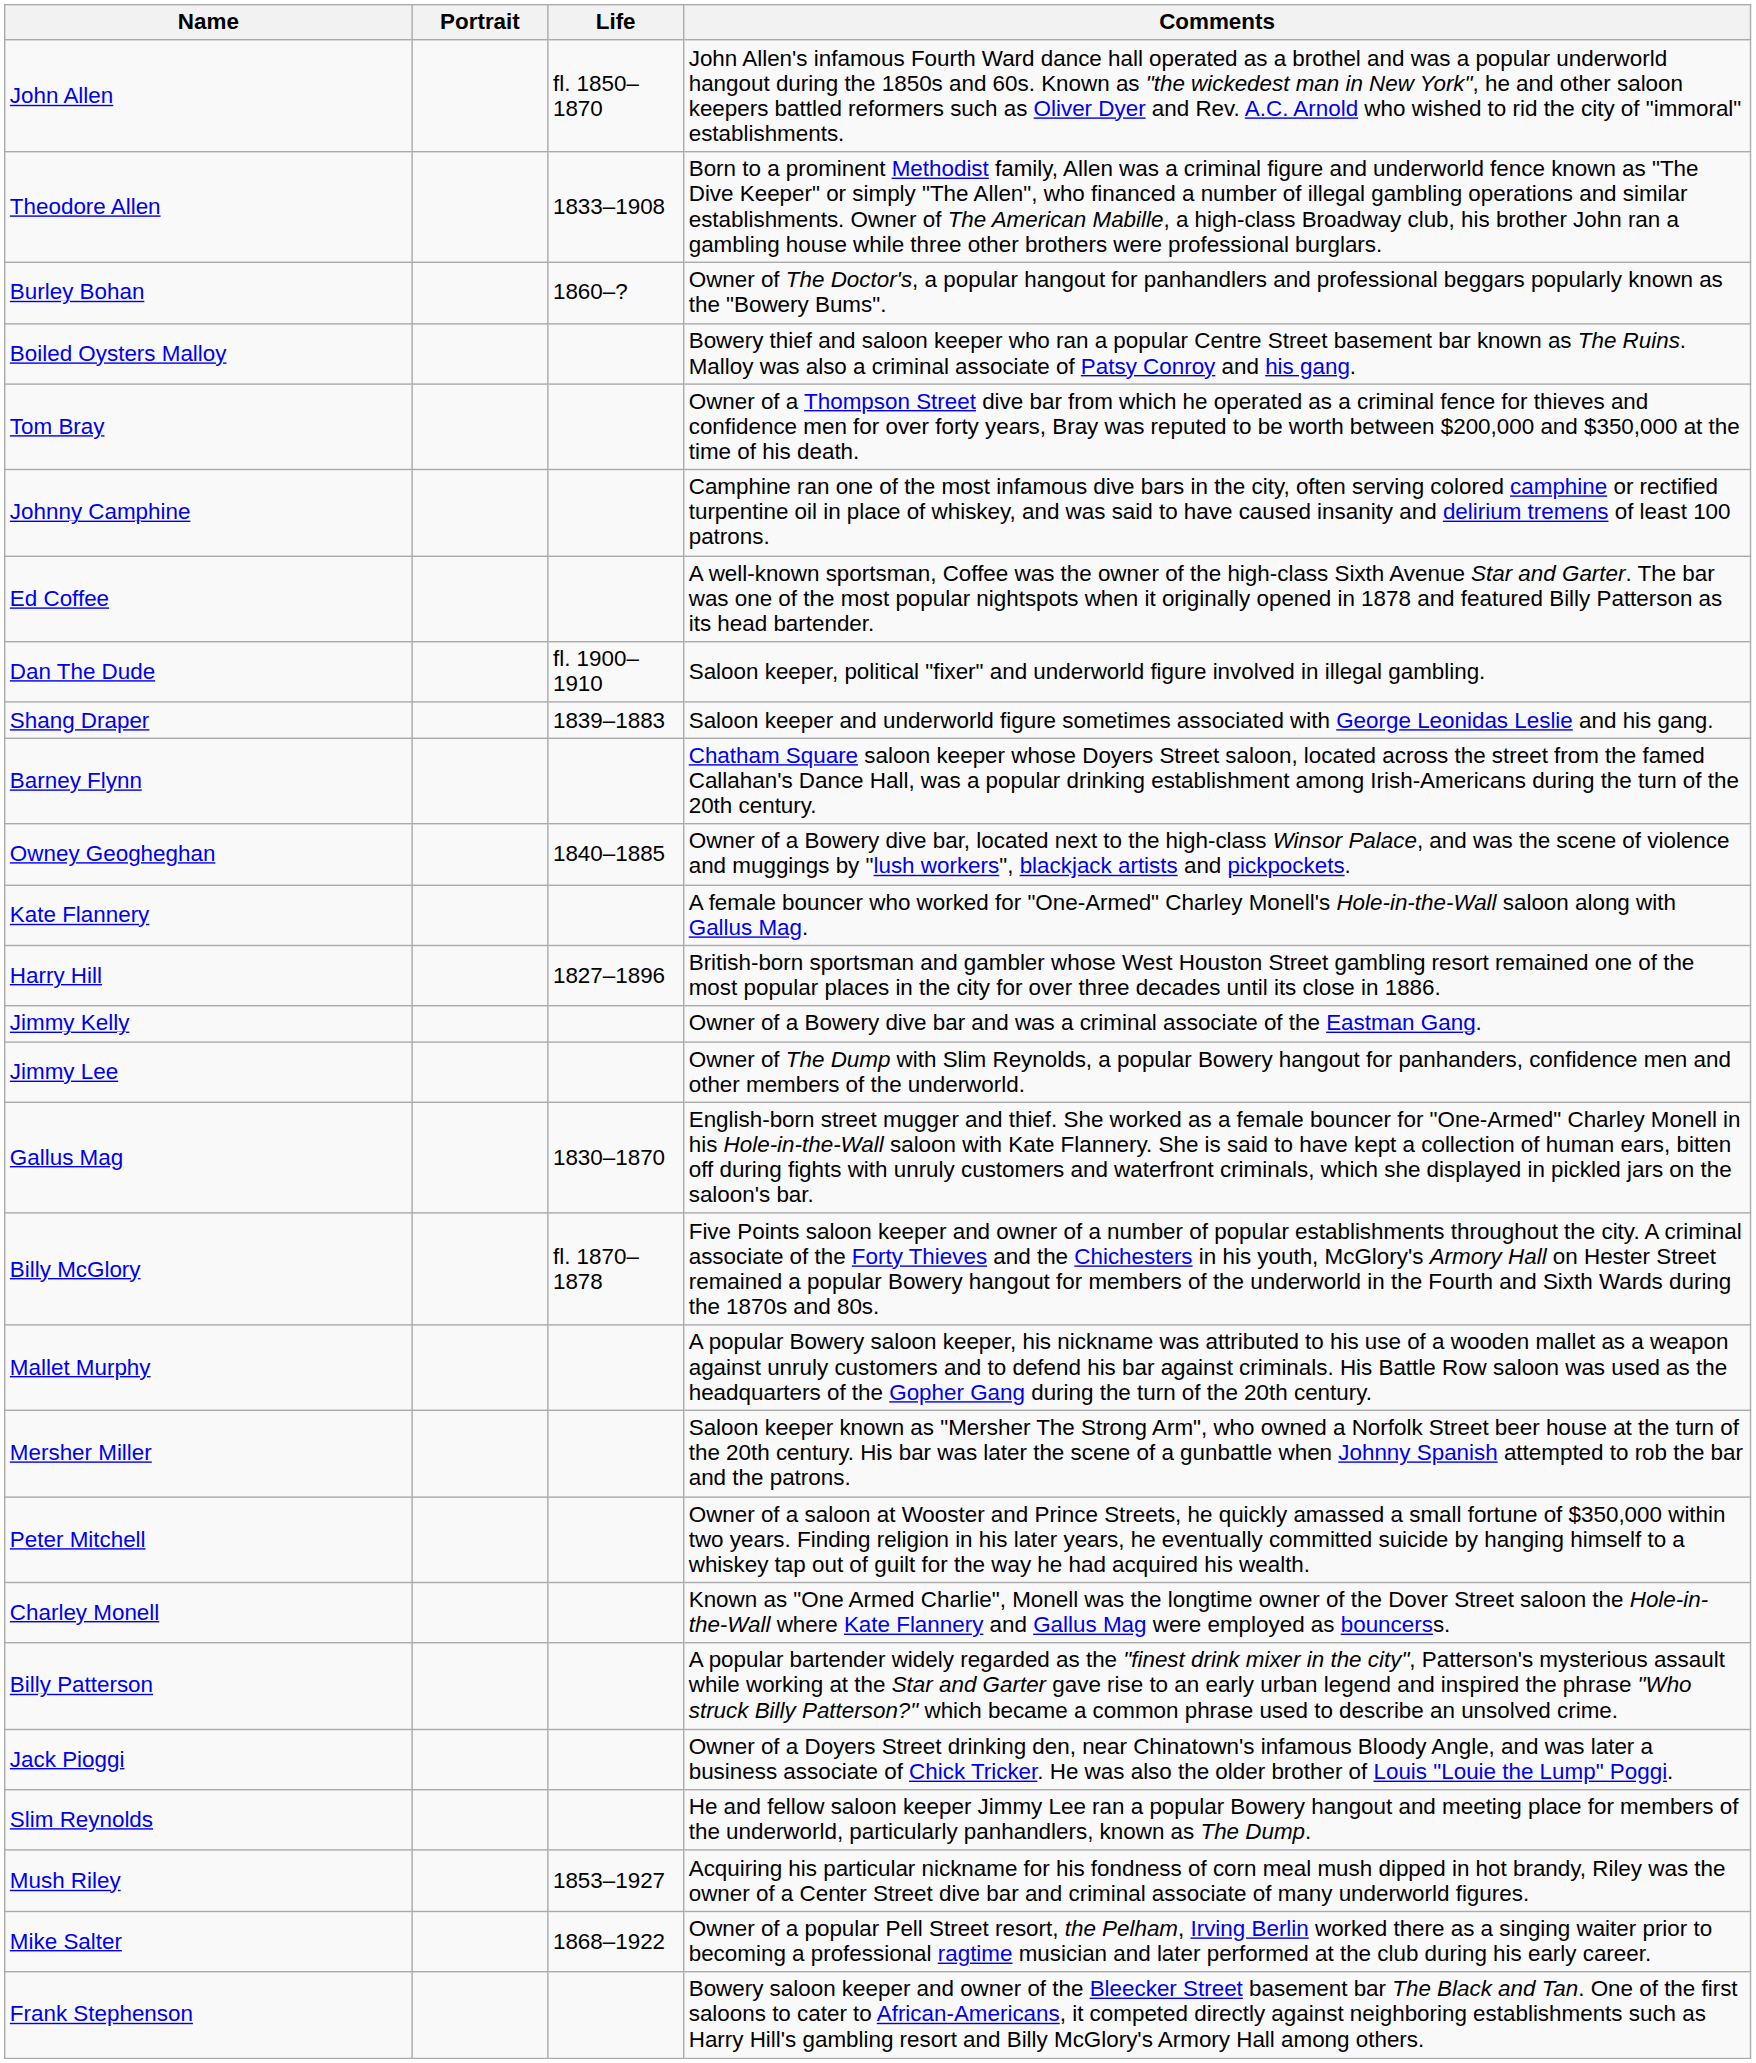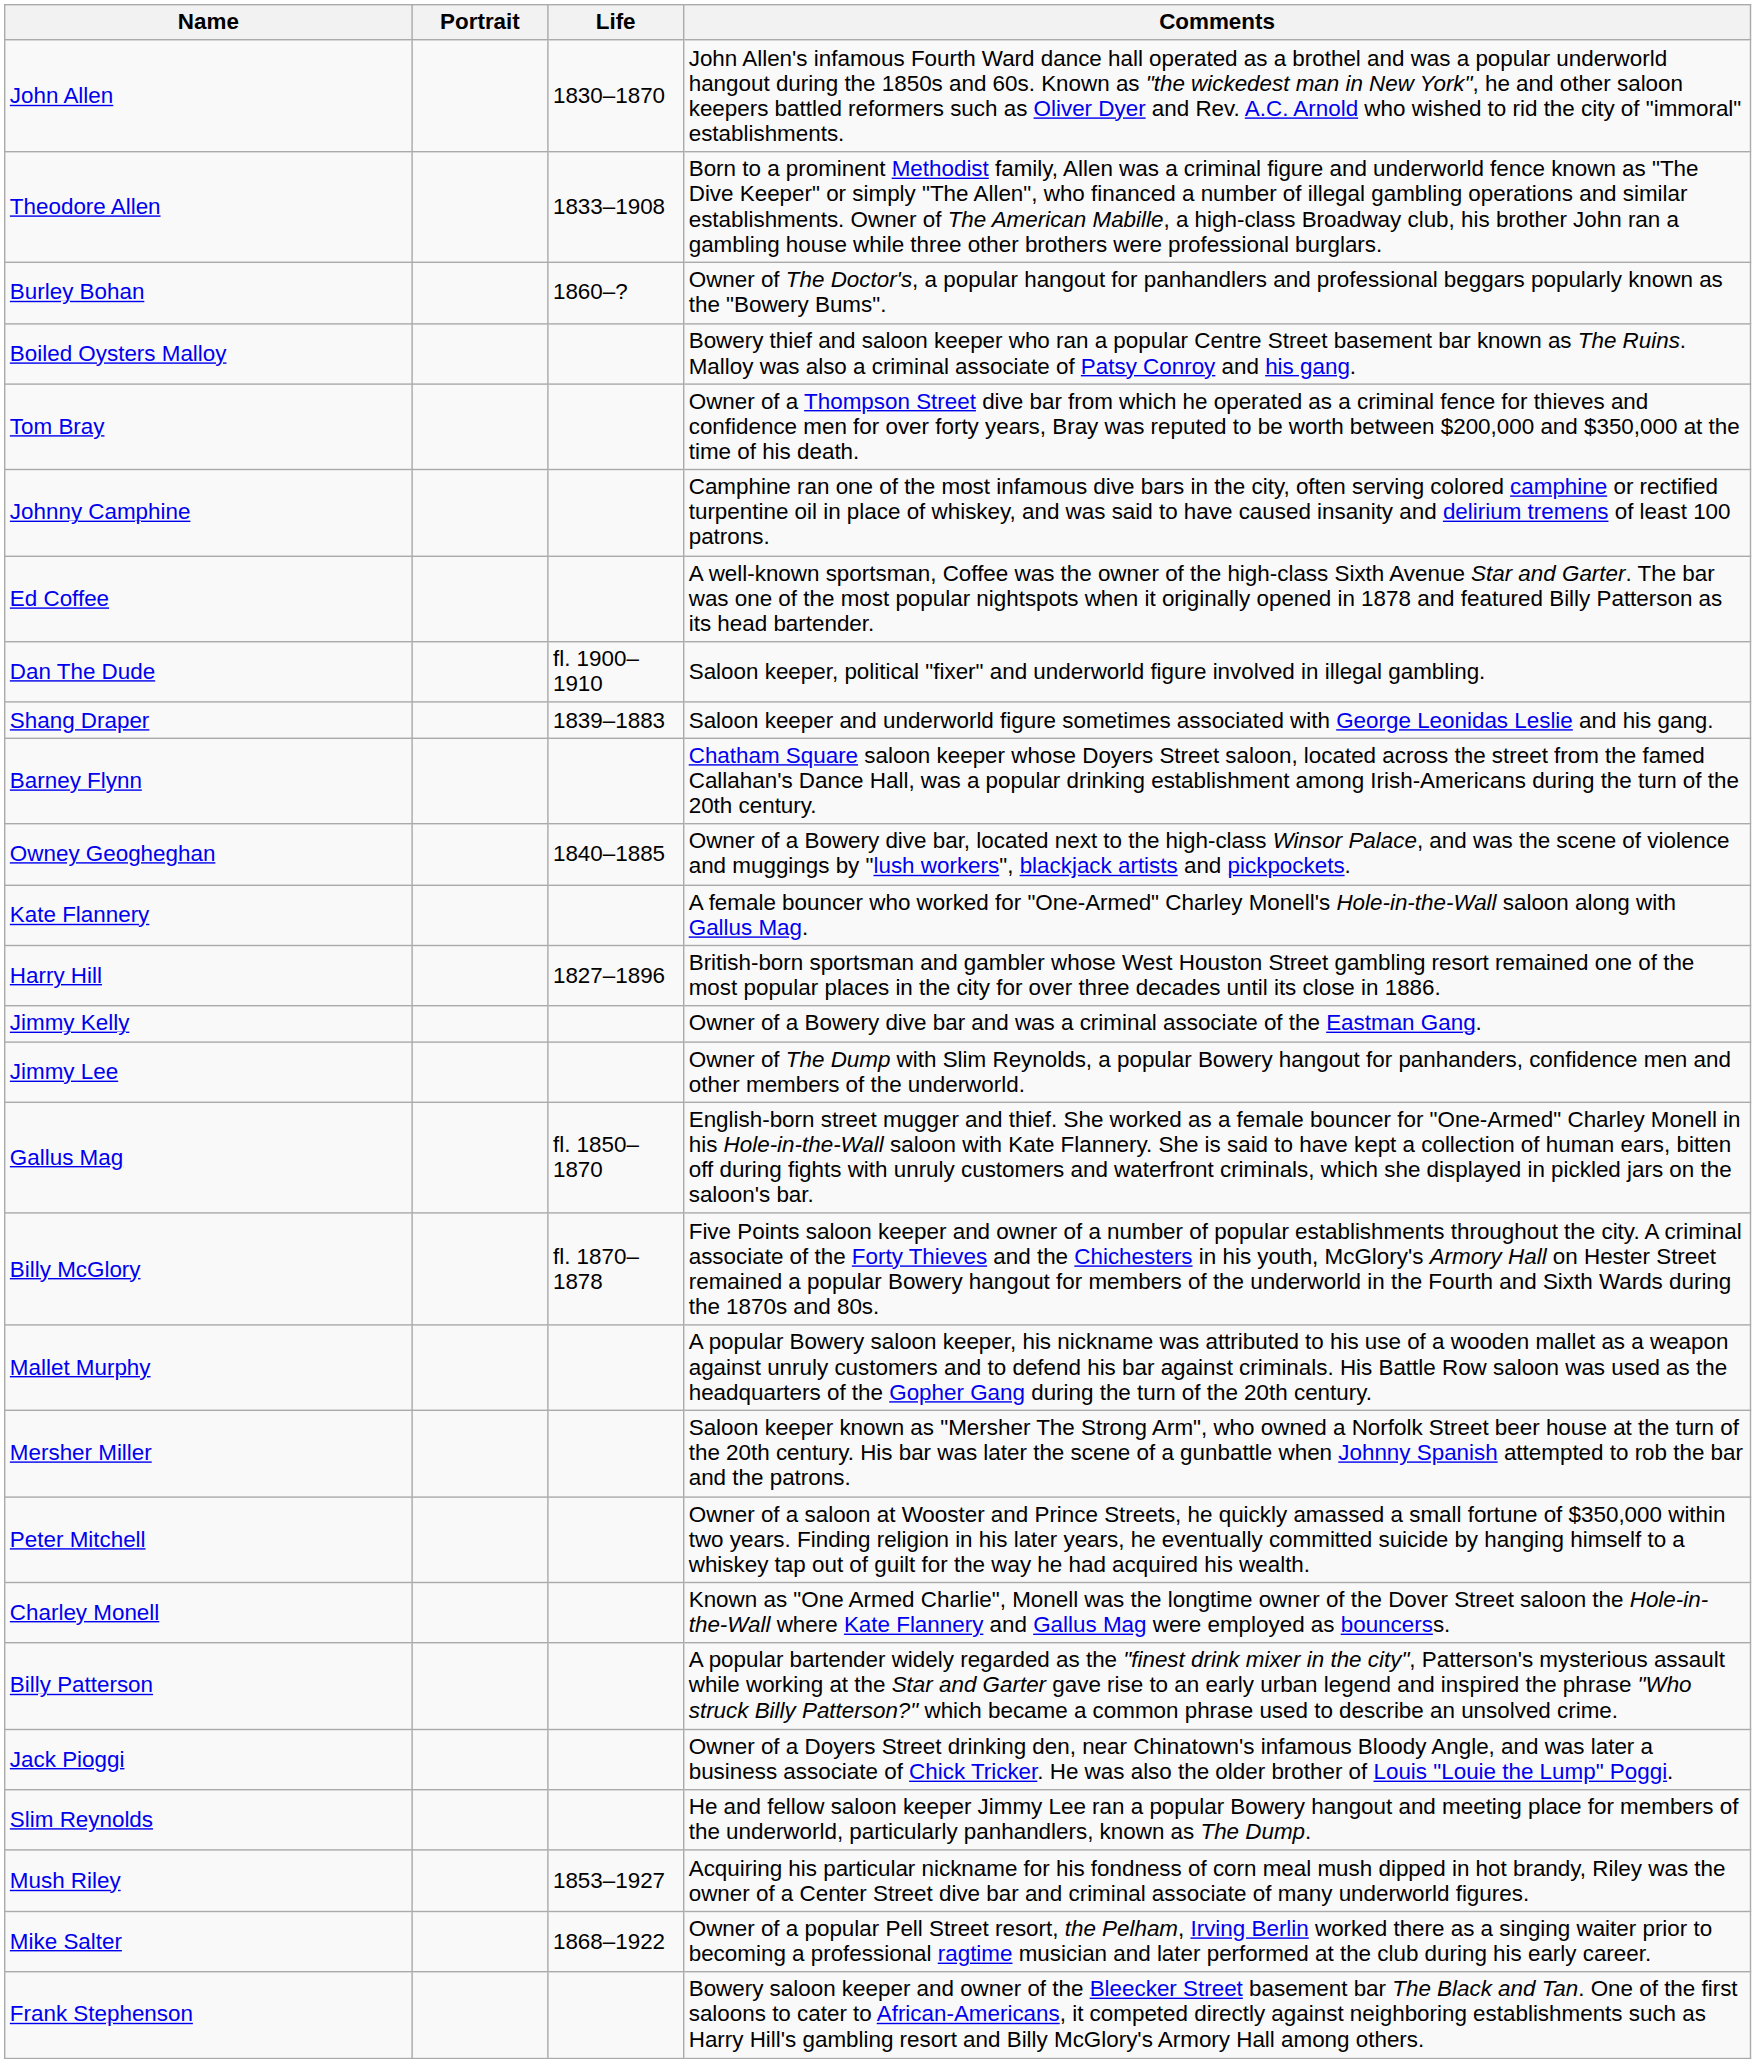(596, 95) fl. 1850–1870 -> (609, 95) 1830–1870
(609, 1157) 1830–1870 -> (596, 1157) fl. 1850–1870
